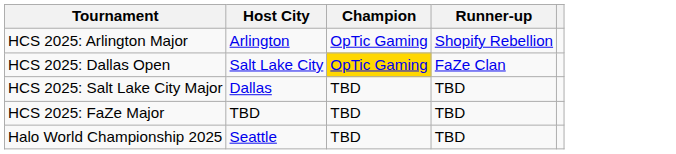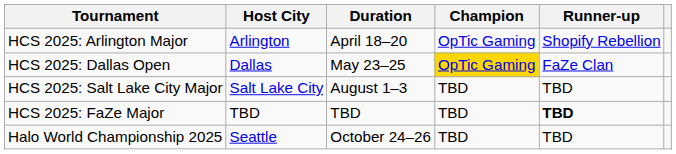+ column: (381, 16)
(276, 64) Salt Lake City -> (251, 64) Dallas
(251, 88) Dallas -> (276, 88) Salt Lake City
(450, 112) normal -> (558, 112) bold
